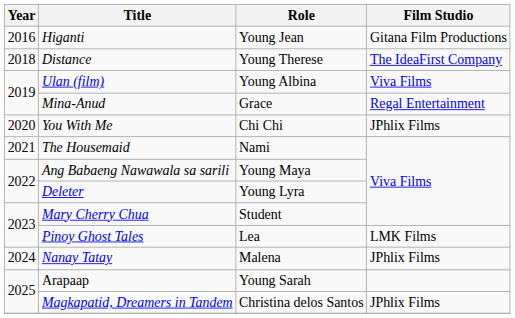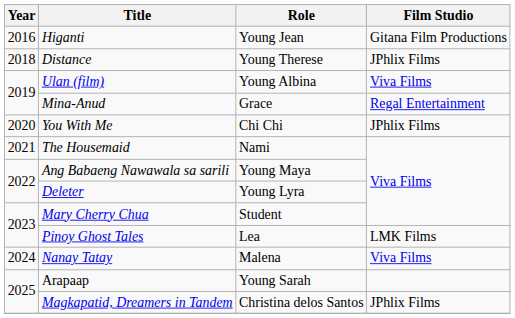(436, 59) The IdeaFirst Company -> (405, 59) JPhlix Films
(405, 258) JPhlix Films -> (401, 258) Viva Films
